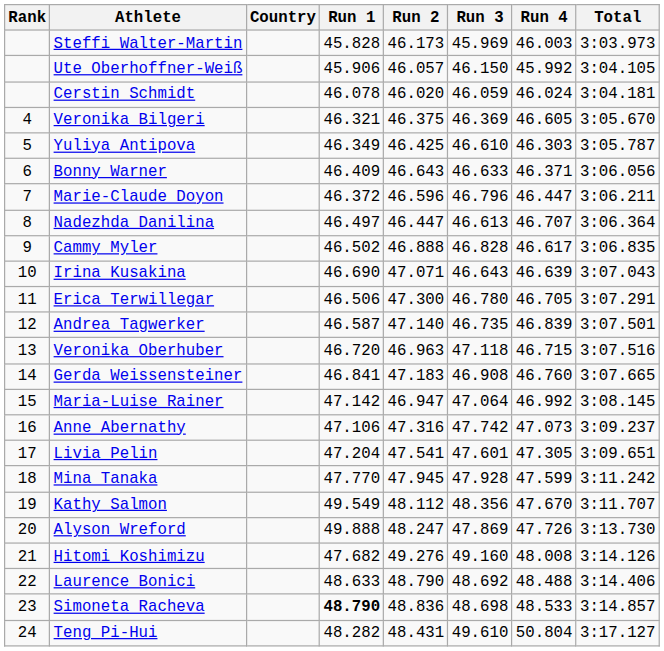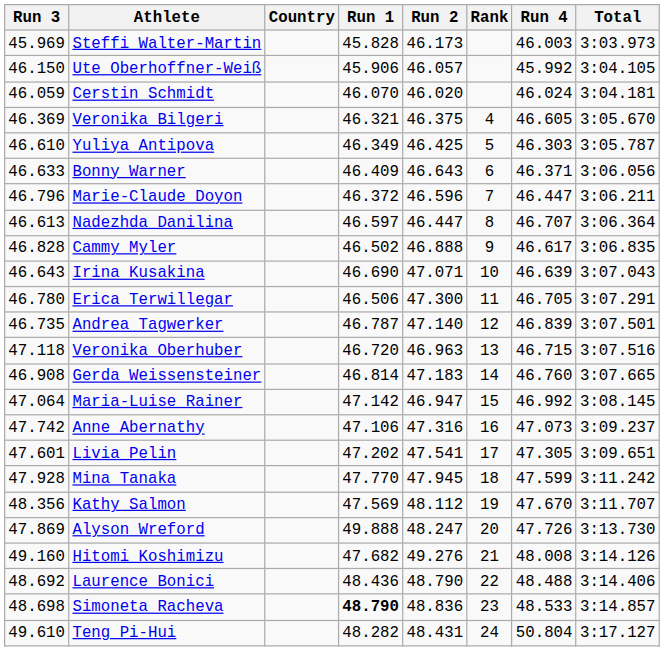columns swapped: (27, 17) <-> (480, 17)
(352, 94) 46.078 -> (371, 94) 46.070
(352, 223) 46.497 -> (371, 223) 46.597
(352, 325) 46.587 -> (371, 325) 46.787
(352, 376) 46.841 -> (371, 376) 46.814
(352, 453) 47.204 -> (371, 453) 47.202
(352, 505) 49.549 -> (371, 505) 47.569
(352, 581) 48.633 -> (371, 581) 48.436
